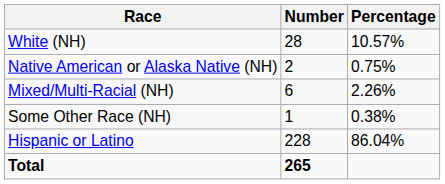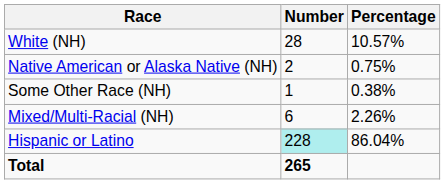rows swapped: (90, 116) <-> (91, 91)
(298, 141) no background -> (298, 141) paleturquoise background
